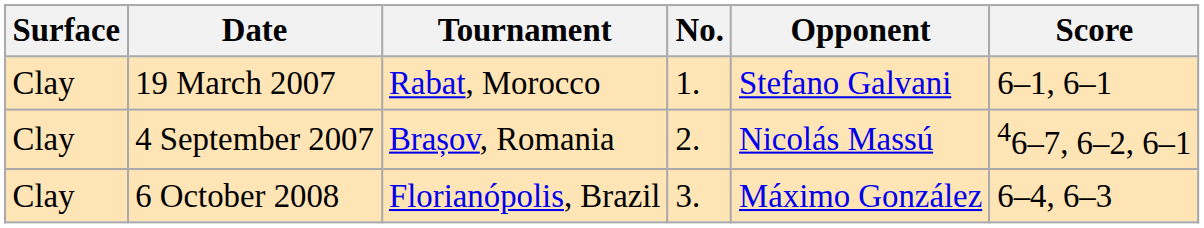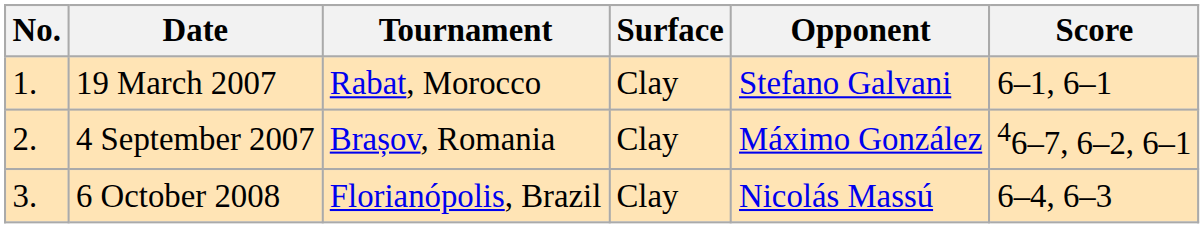columns swapped: (700, 30) <-> (66, 30)
(836, 138) Nicolás Massú -> (861, 138) Máximo González
(861, 195) Máximo González -> (836, 195) Nicolás Massú
